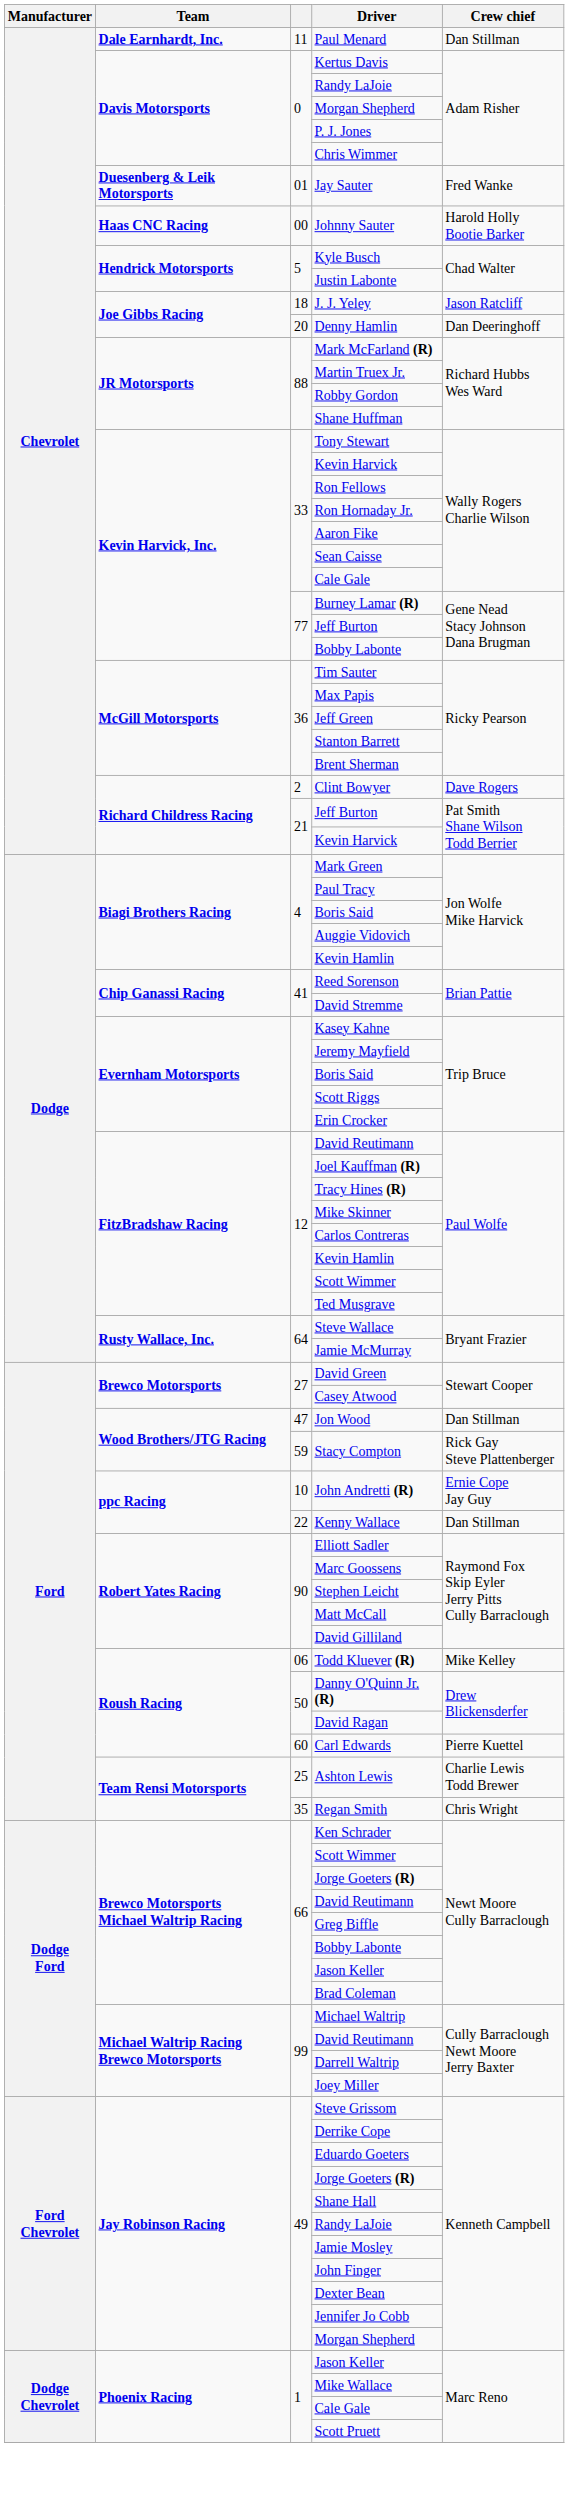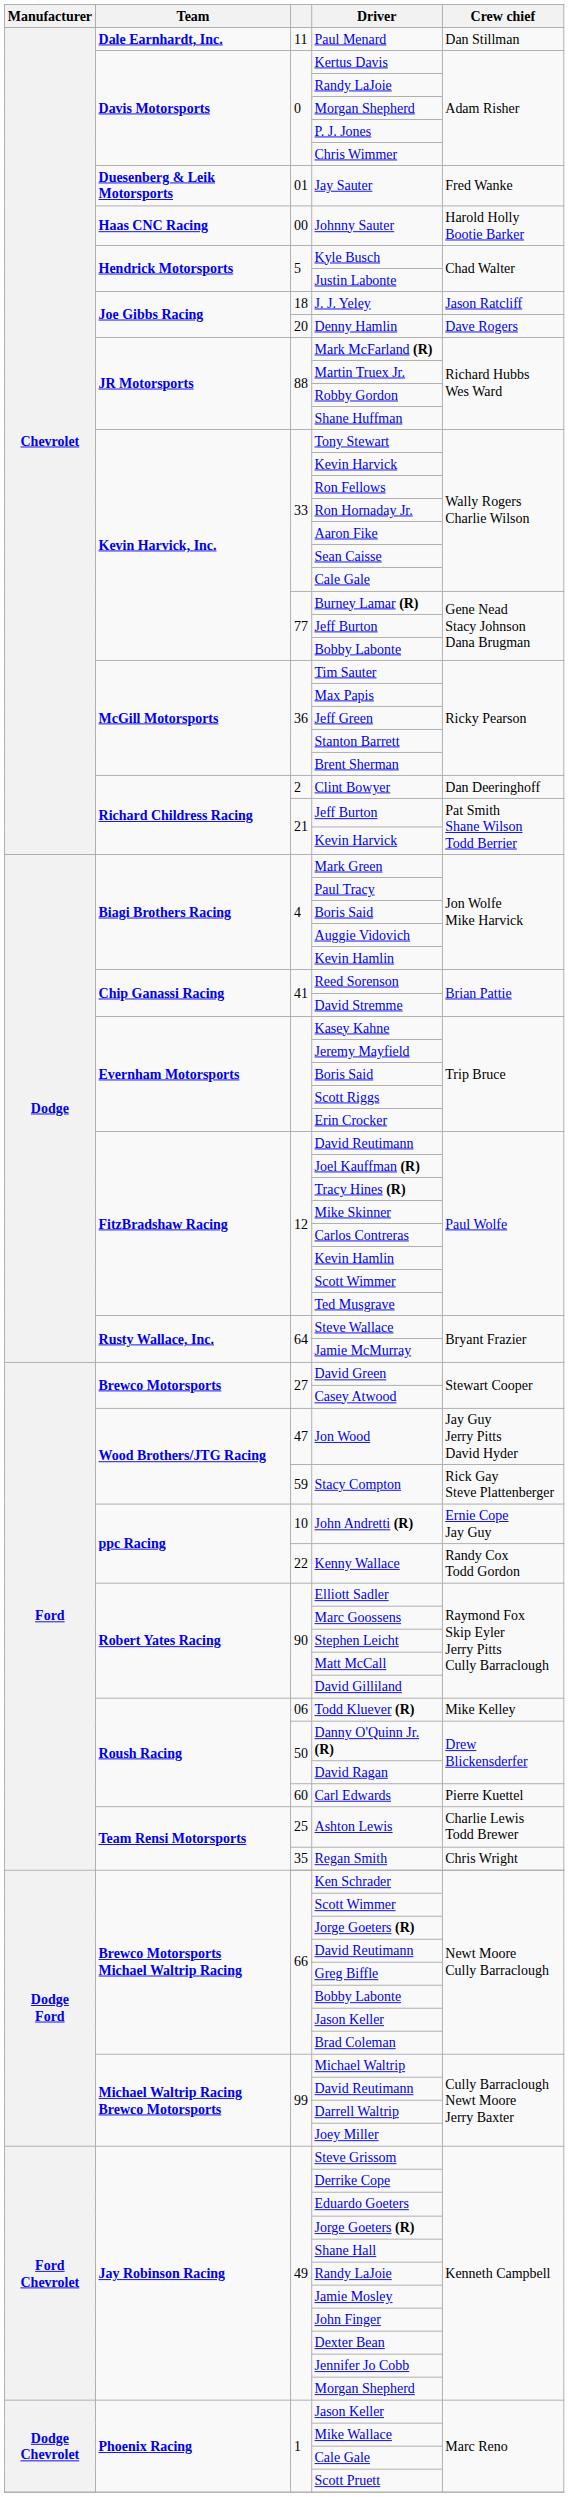(493, 326) Dan Deeringhoff -> (482, 326) Dave Rogers
(482, 787) Dave Rogers -> (493, 787) Dan Deeringhoff
(482, 1419) Dan Stillman -> (482, 1436) Jay Guy Jerry Pitts David Hyder
(482, 1522) Dan Stillman -> (483, 1563) Randy Cox Todd Gordon
